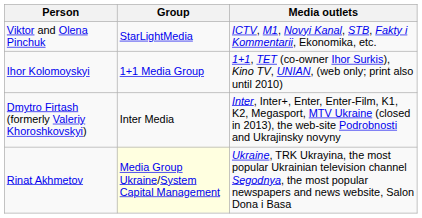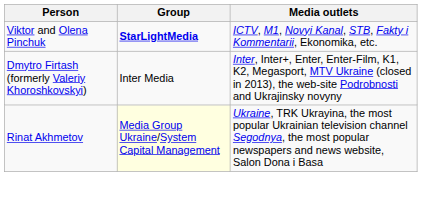(156, 36) normal -> (159, 36) bold
- row: (48, 72)
